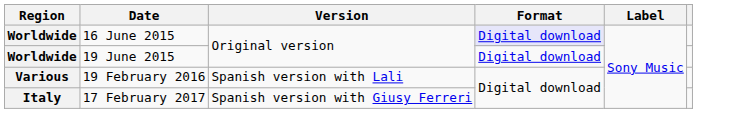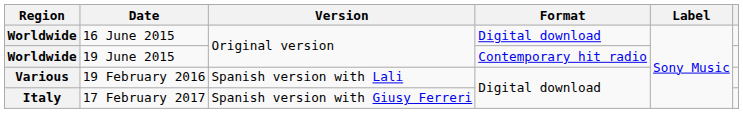(540, 36) lavender background -> (540, 36) no background
(540, 56) Digital download -> (563, 56) Contemporary hit radio
